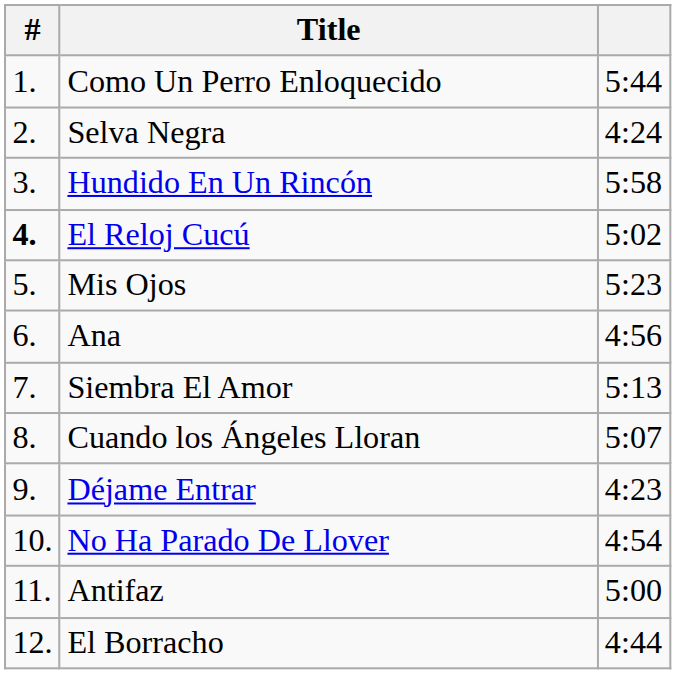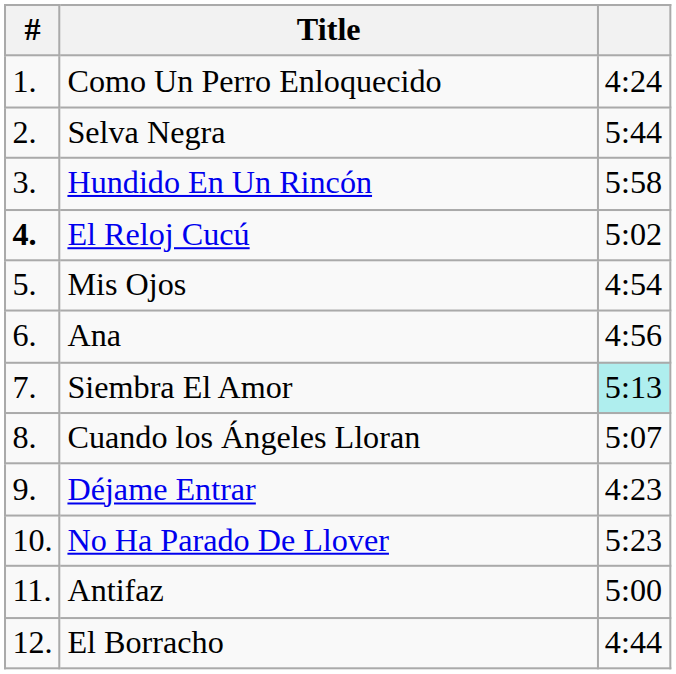(633, 81) 5:44 -> (633, 81) 4:24
(633, 132) 4:24 -> (633, 132) 5:44
(633, 285) 5:23 -> (633, 285) 4:54
(633, 387) no background -> (633, 387) paleturquoise background
(633, 540) 4:54 -> (633, 540) 5:23
